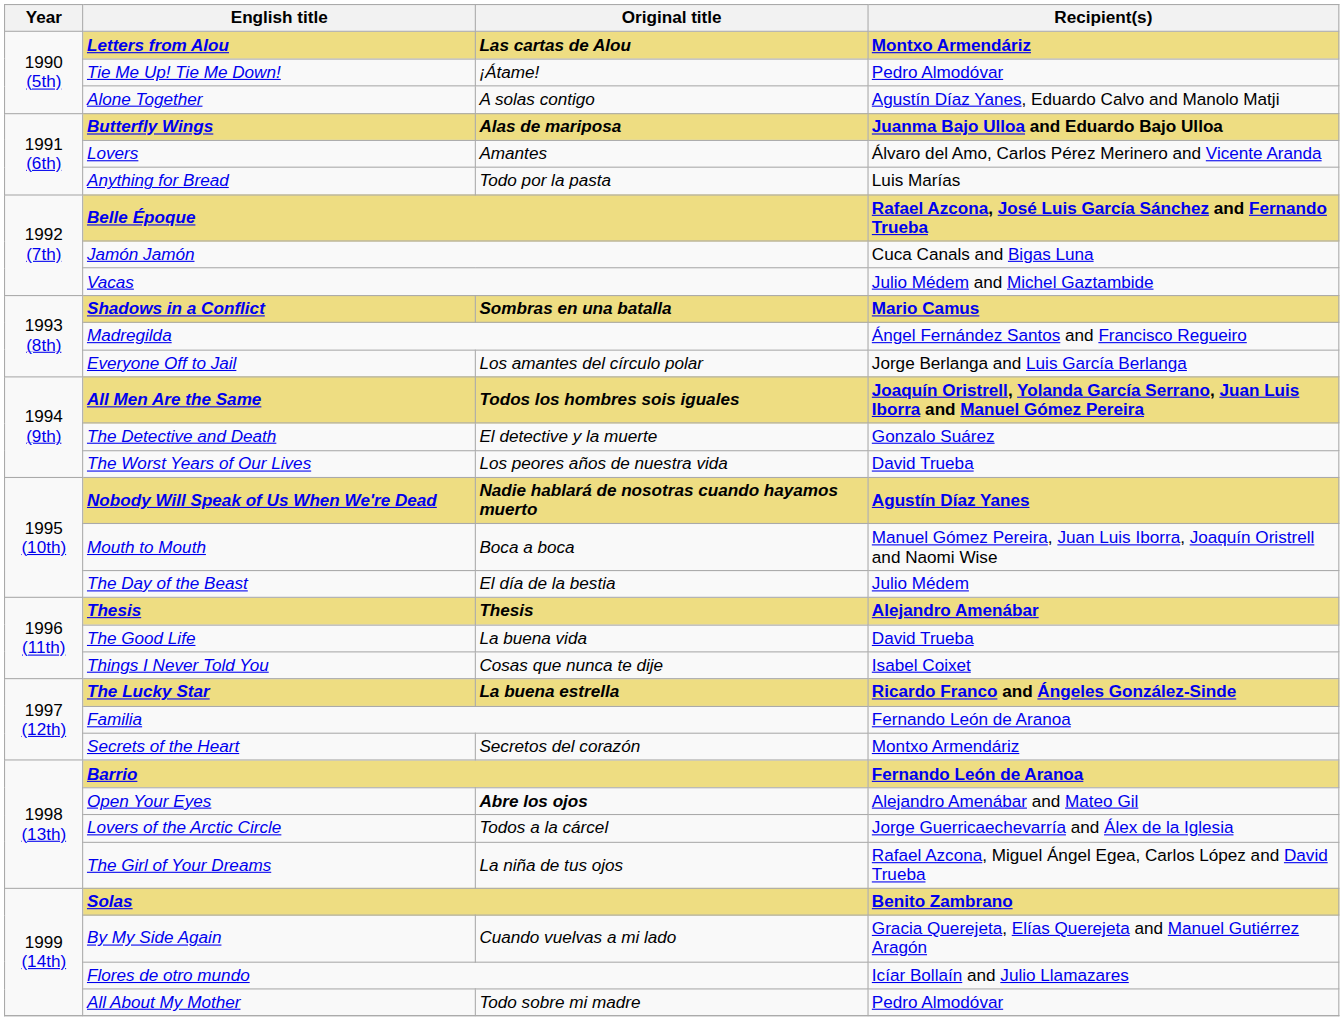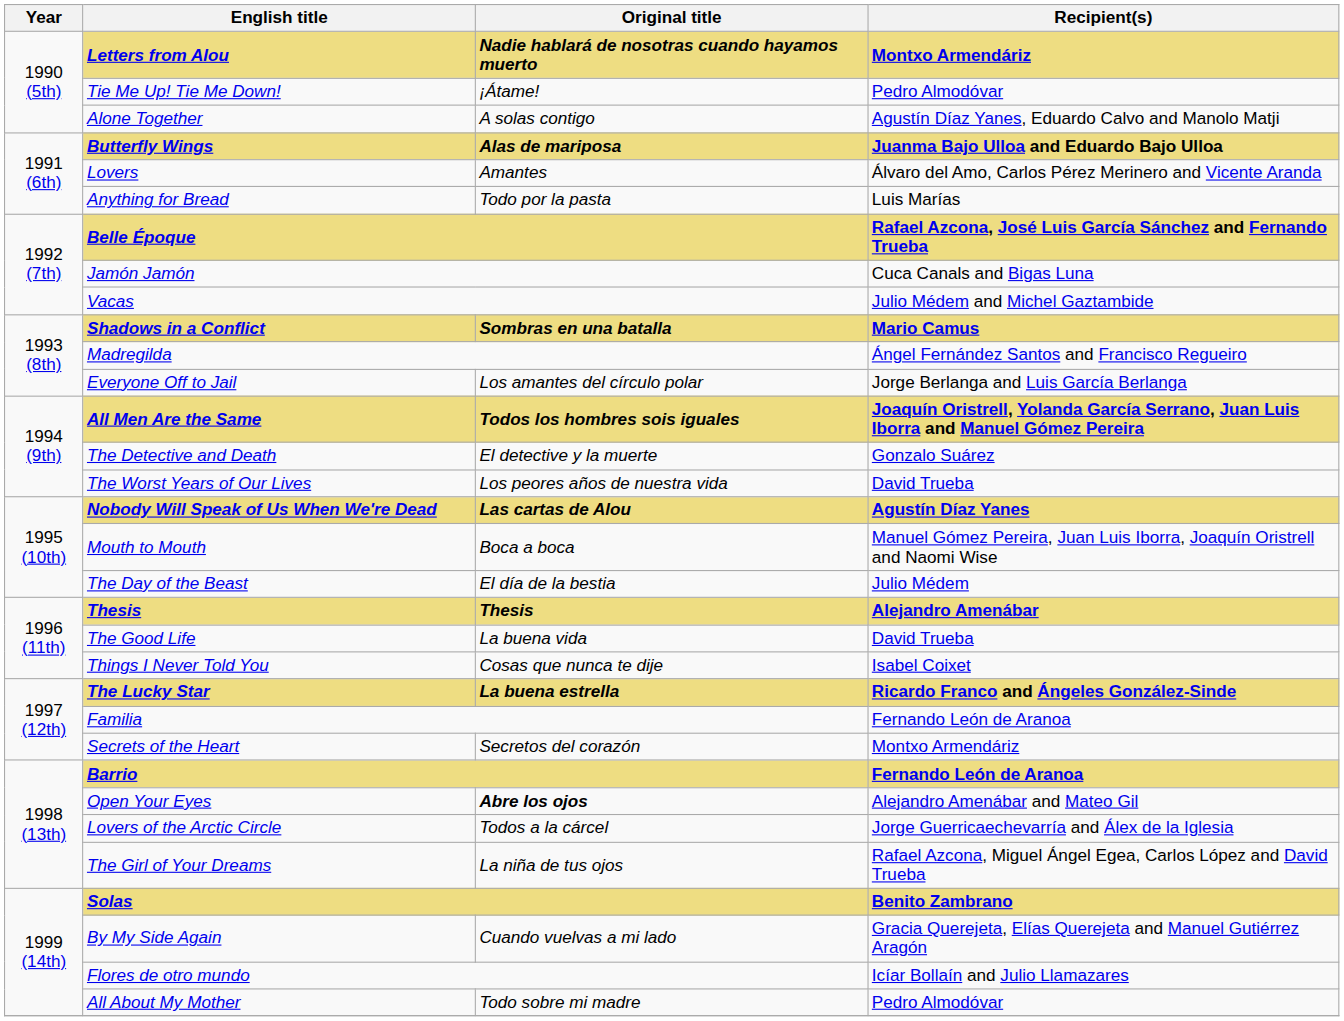(555, 45) Las cartas de Alou -> (659, 54) Nadie hablará de nosotras cuando hayamos muerto
(659, 500) Nadie hablará de nosotras cuando hayamos muerto -> (555, 510) Las cartas de Alou
